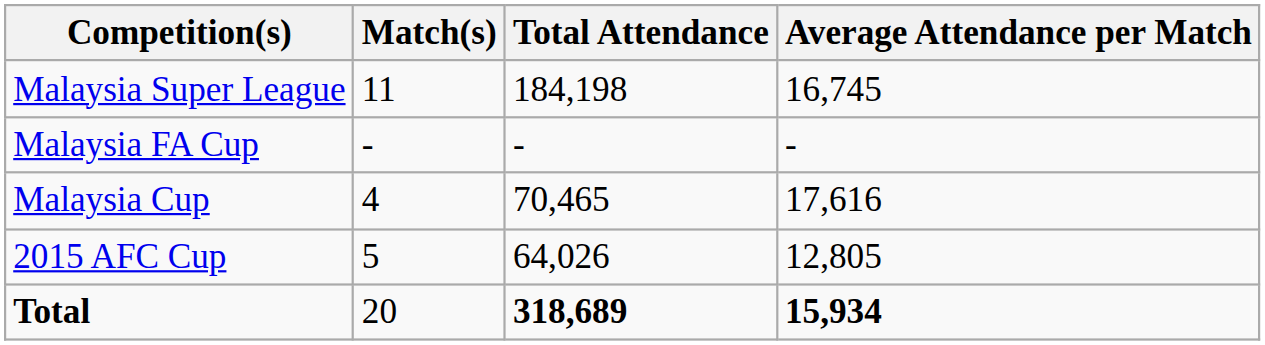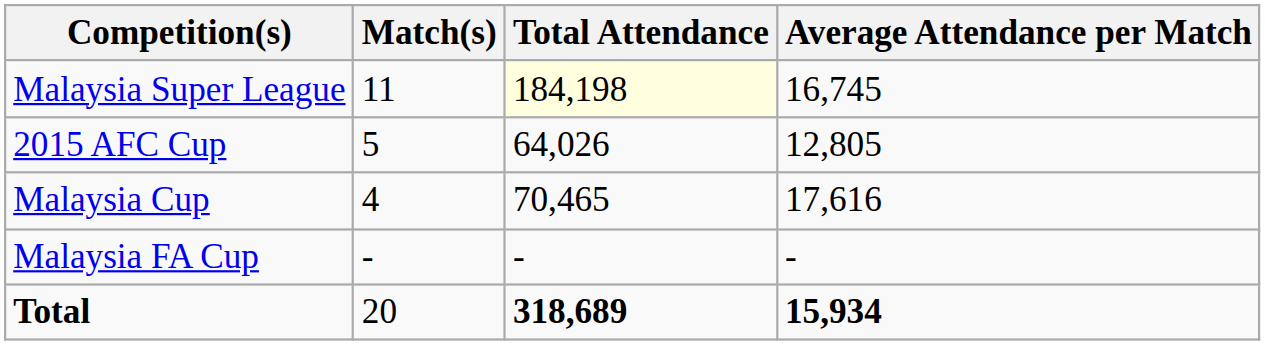(570, 88) no background -> (570, 88) lightyellow background
rows swapped: (136, 144) <-> (120, 255)
